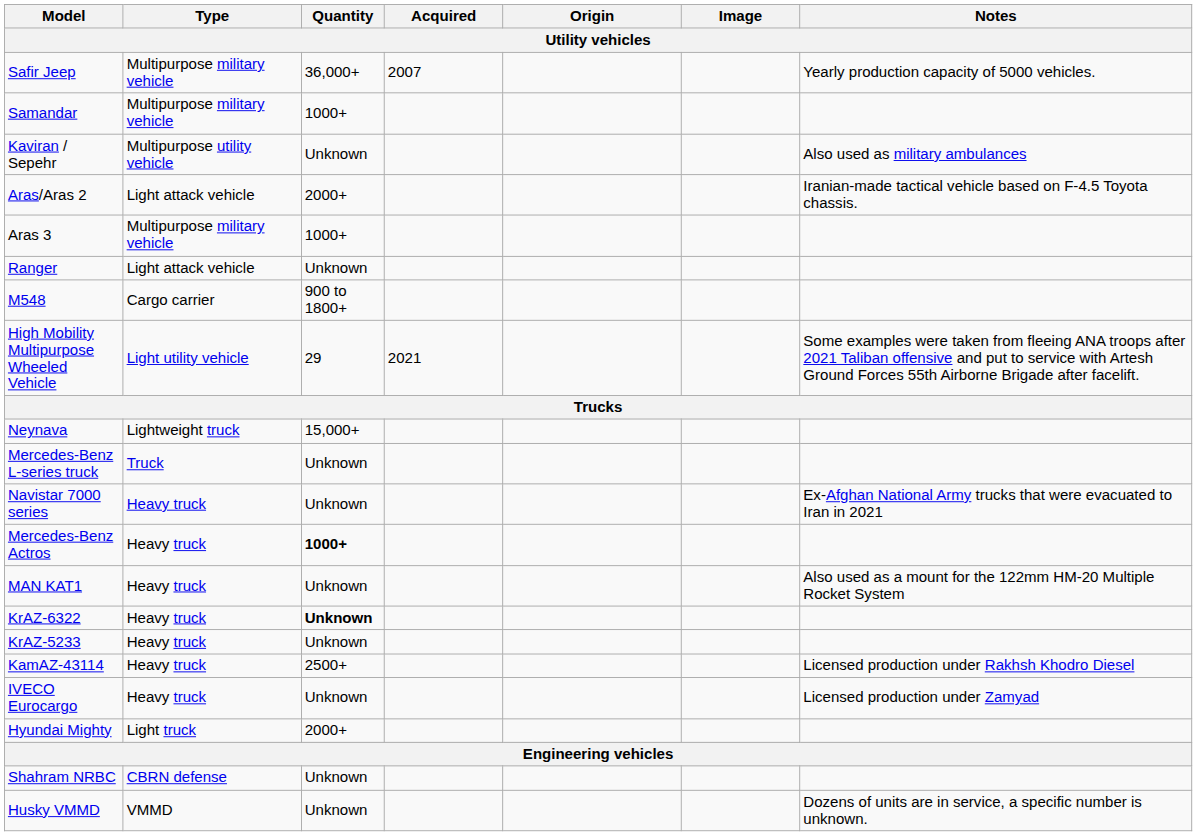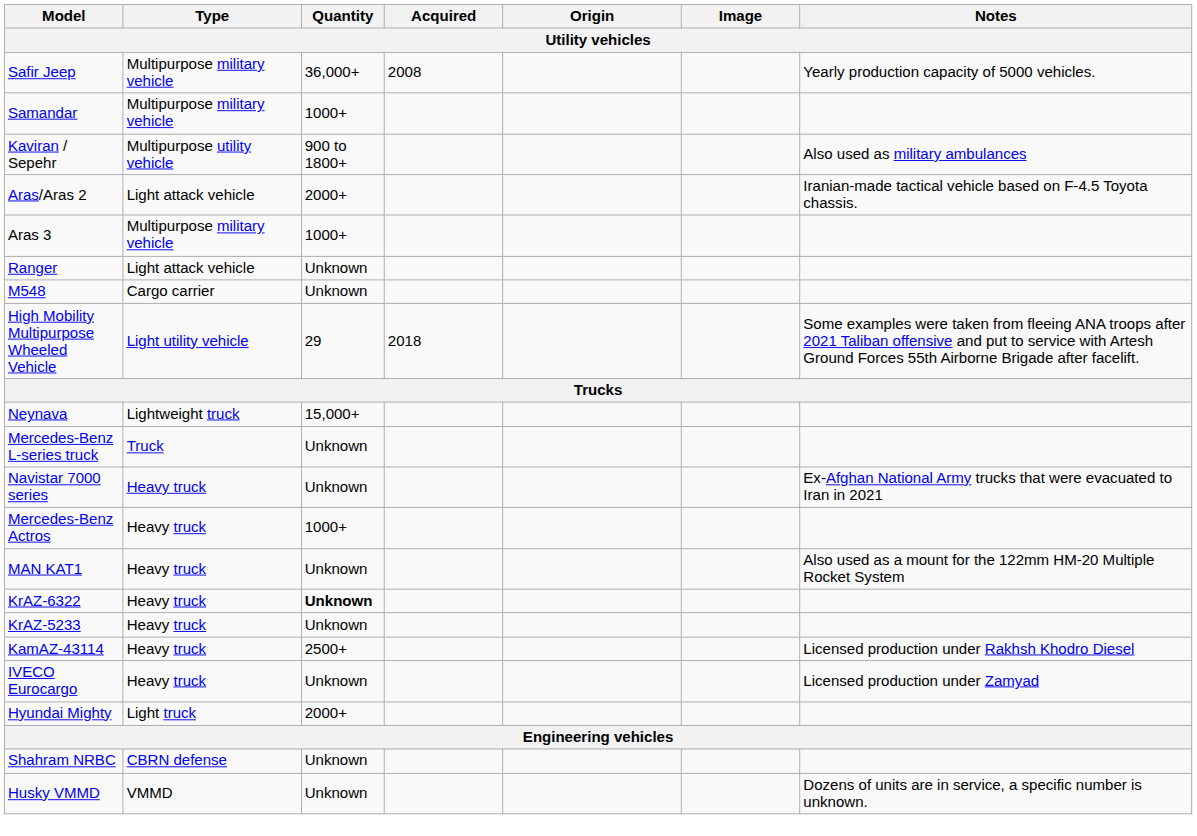(405, 72) 2007 -> (405, 72) 2008
(336, 154) Unknown -> (326, 154) 900 to 1800+
(326, 300) 900 to 1800+ -> (336, 291) Unknown
(405, 357) 2021 -> (405, 341) 2018
(326, 544) bold -> (326, 528) normal
